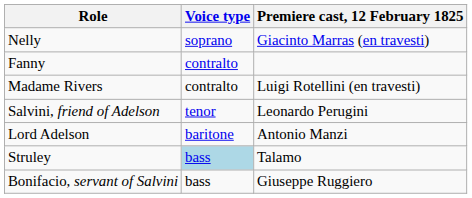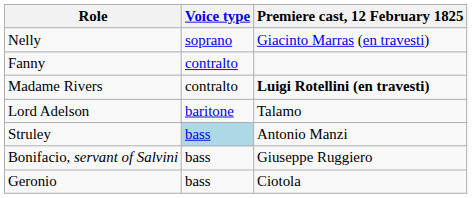(339, 87) normal -> (343, 87) bold
- row: (84, 110)
(302, 134) Antonio Manzi -> (279, 110) Talamo
(279, 157) Talamo -> (302, 134) Antonio Manzi
+ row: (32, 181)
